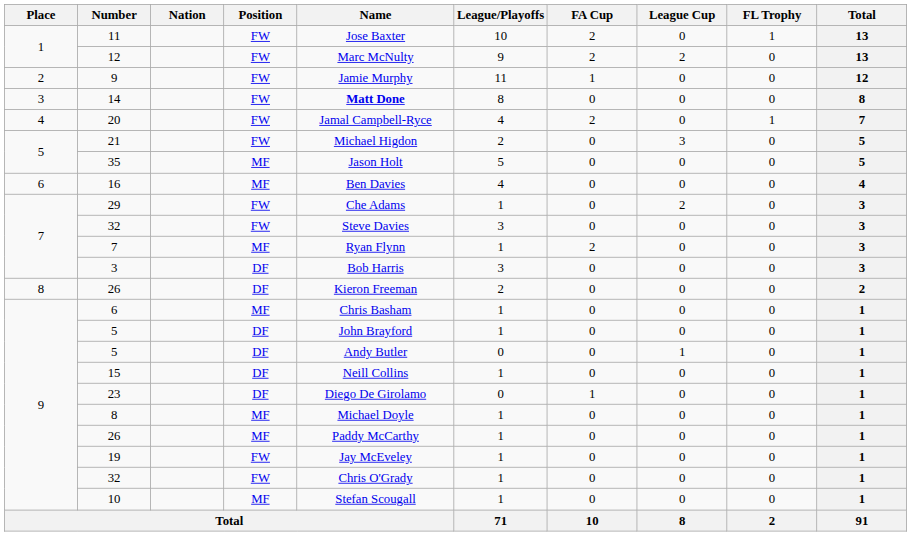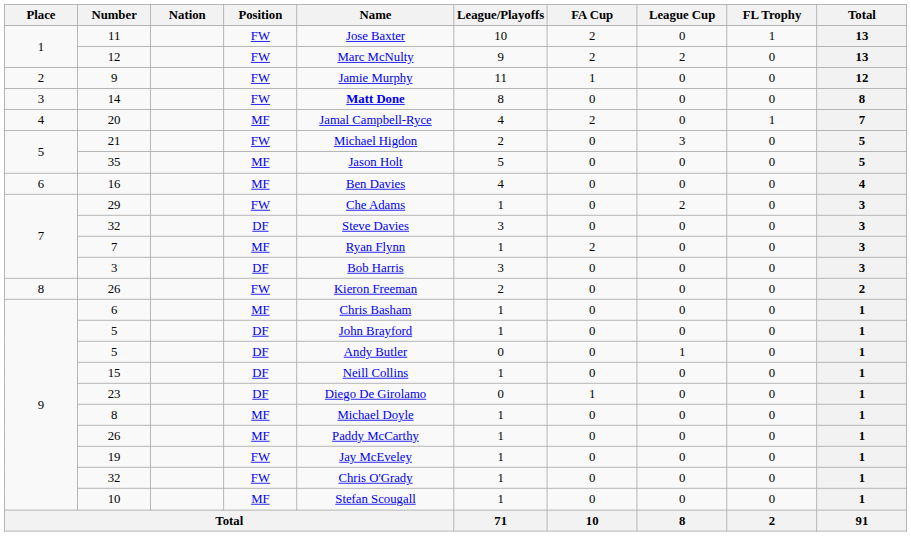(260, 120) FW -> (260, 120) MF
(260, 225) FW -> (260, 225) DF
(260, 288) DF -> (260, 288) FW
